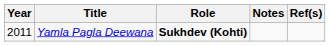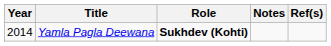(19, 31) 2011 -> (20, 31) 2014
